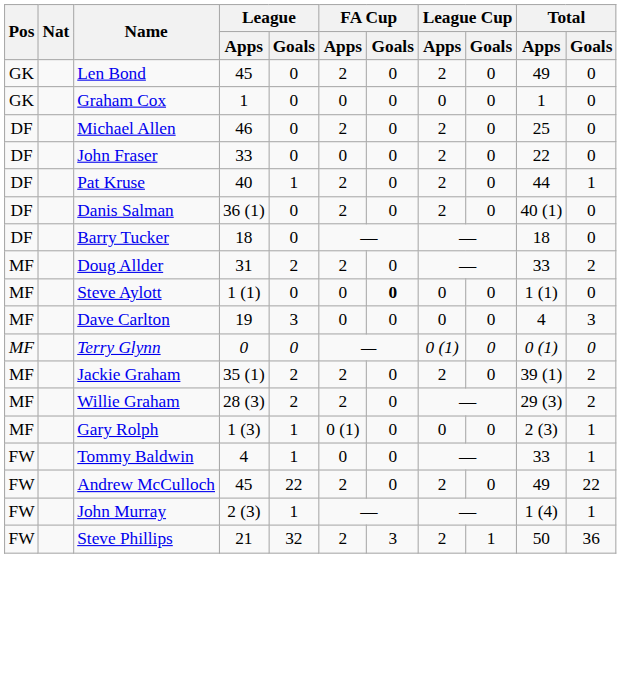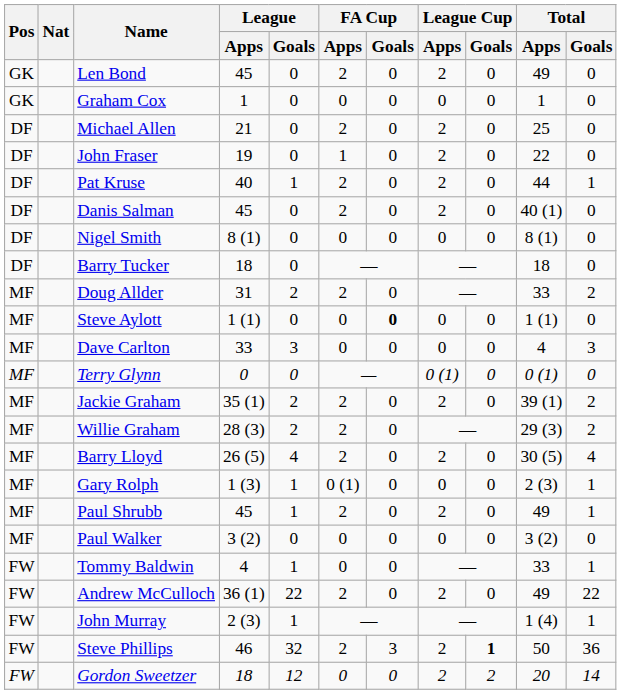(244, 127) 46 -> (244, 127) 21
(244, 155) 33 -> (244, 155) 19
(343, 155) 0 -> (343, 155) 1
(244, 210) 36 (1) -> (244, 210) 45
+ row: (119, 237)
(244, 319) 19 -> (244, 347) 33
+ row: (120, 456)
+ row: (120, 511)
+ row: (119, 538)
(244, 484) 45 -> (244, 593) 36 (1)
(244, 538) 21 -> (244, 648) 46
(491, 538) normal -> (491, 648) bold
+ row: (137, 675)
